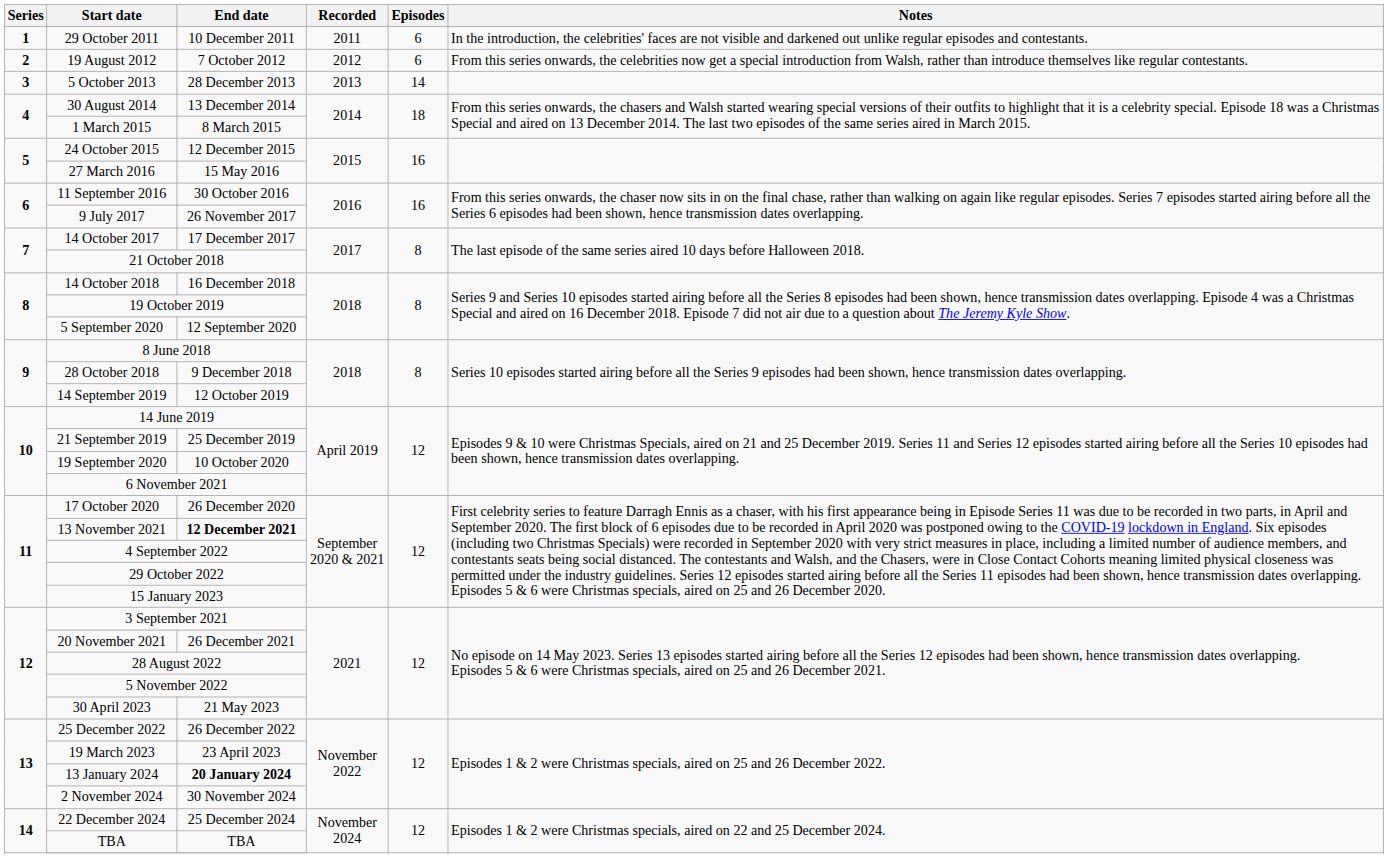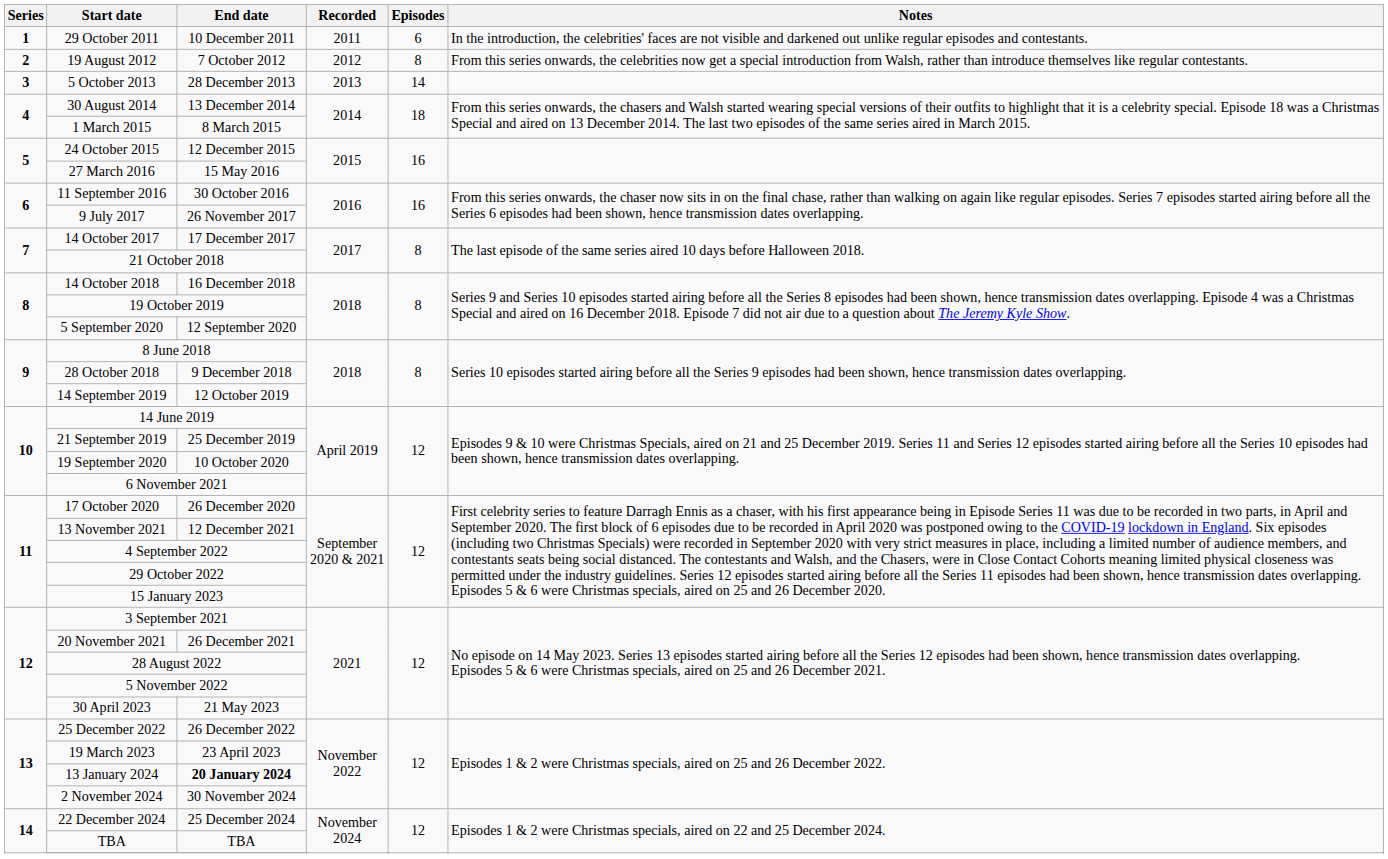(418, 60) 6 -> (418, 60) 8
(241, 529) bold -> (241, 529) normal
